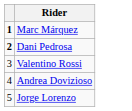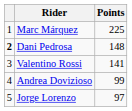+ column: (111, 13)
(9, 30) bold -> (9, 30) normal
